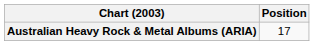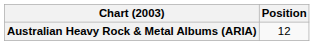(284, 31) 17 -> (284, 31) 12
